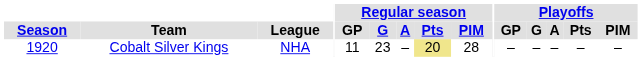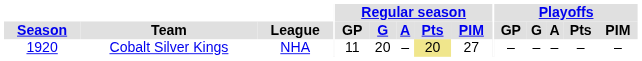(383, 48) 23 -> (383, 48) 20
(471, 48) 28 -> (471, 48) 27
